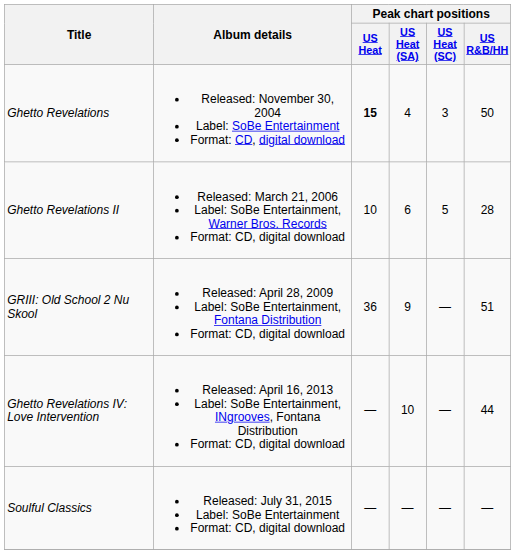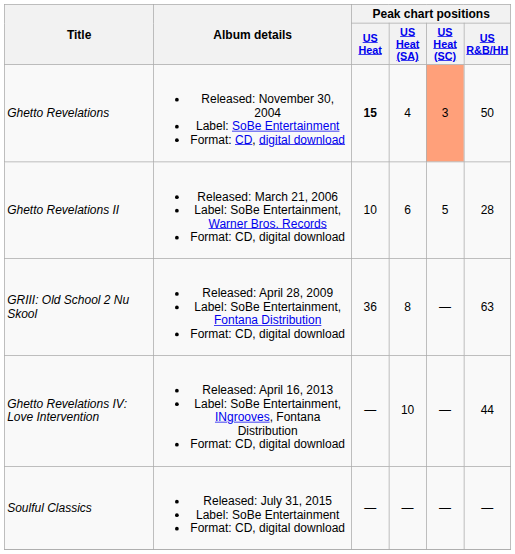(445, 113) no background -> (445, 113) lightsalmon background
(408, 307) 9 -> (408, 307) 8
(487, 307) 51 -> (487, 307) 63
